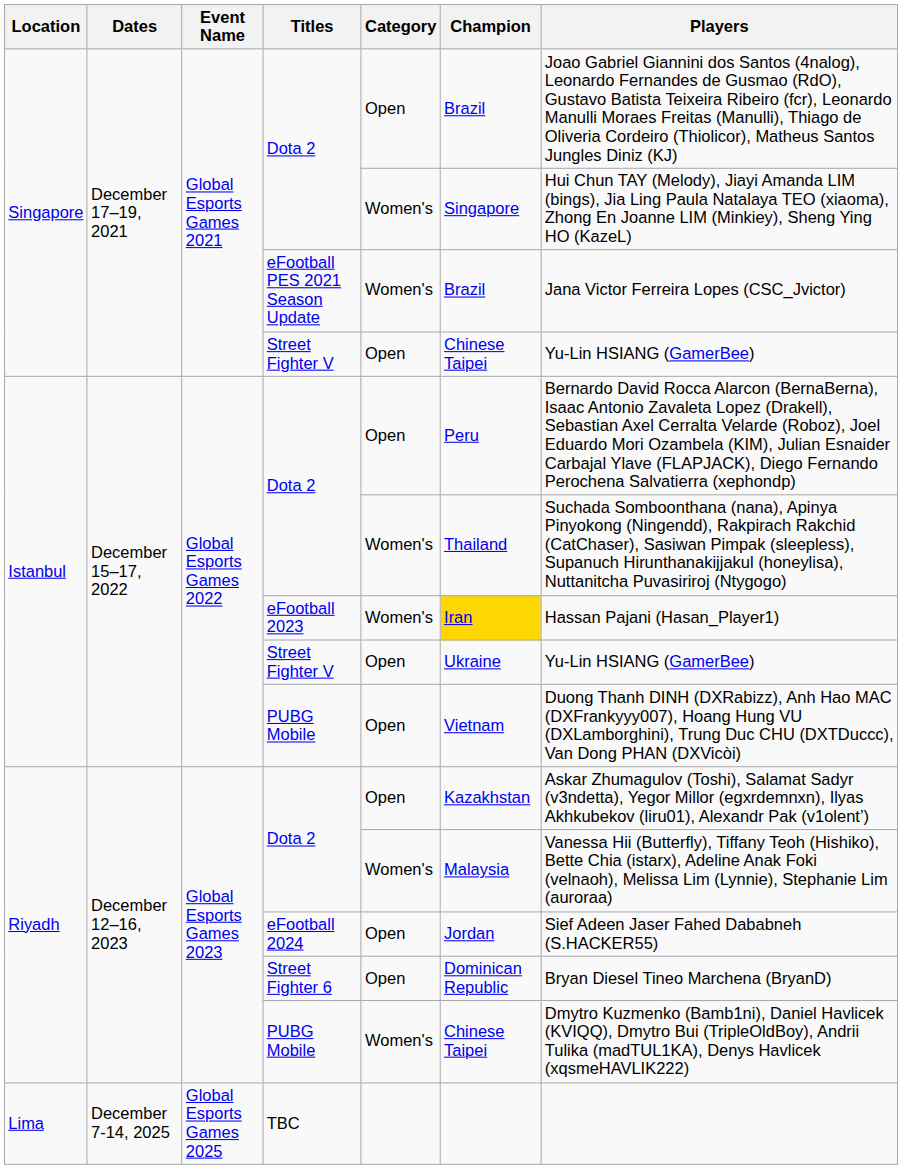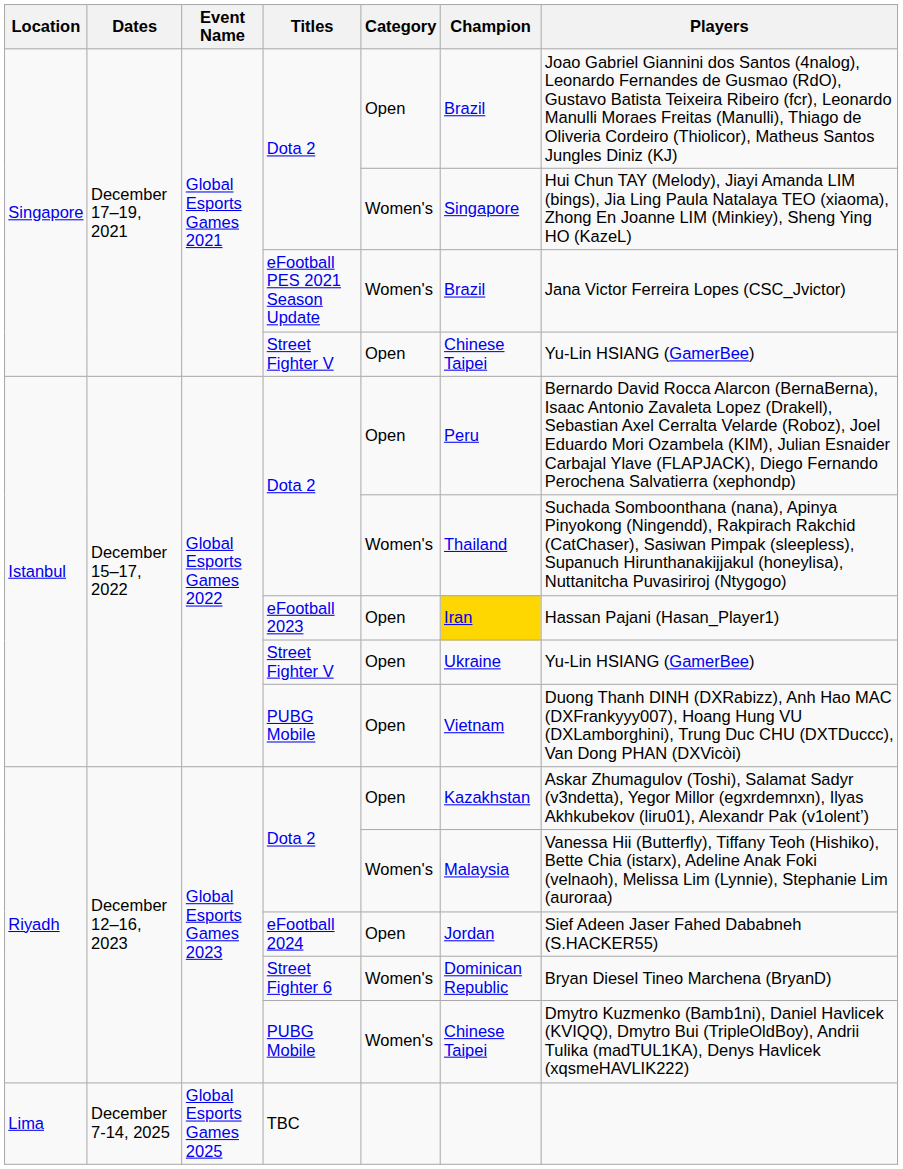(399, 617) Women's -> (385, 617) Open
(385, 978) Open -> (399, 978) Women's
